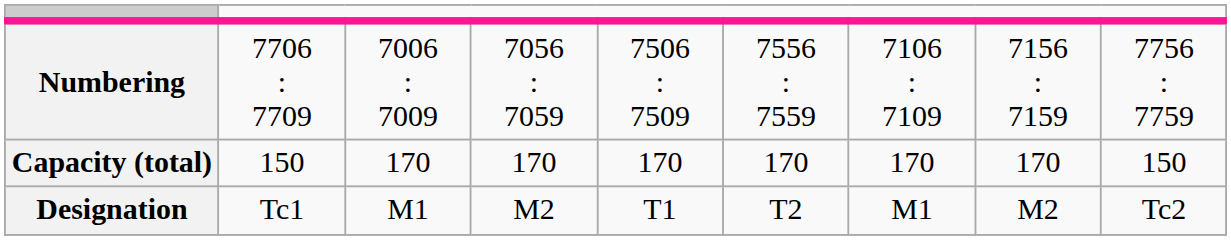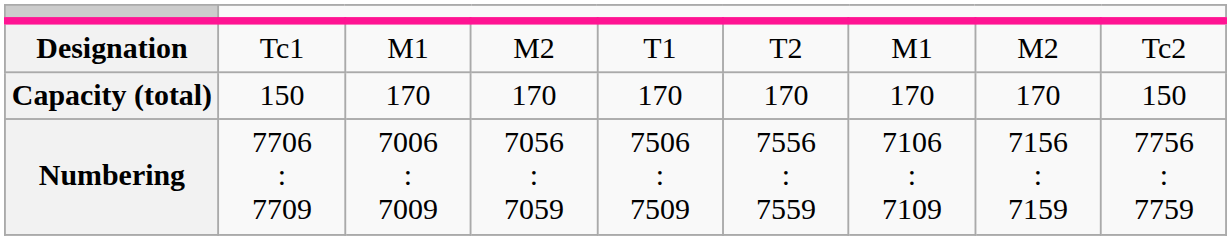rows swapped: (112, 209) <-> (112, 81)
